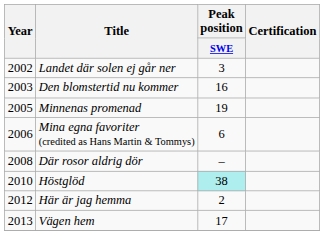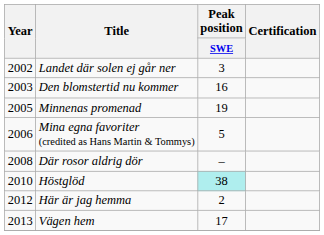(222, 134) 6 -> (222, 134) 5
